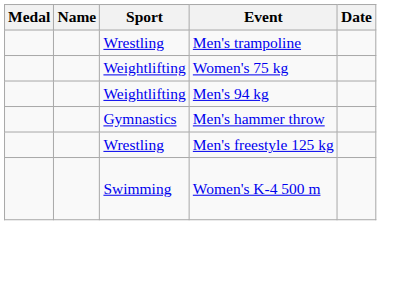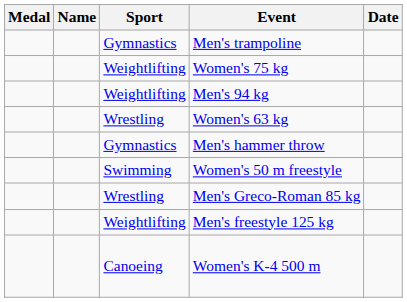(134, 43) Wrestling -> (140, 43) Gymnastics
+ row: (241, 119)
+ row: (267, 170)
+ row: (277, 196)
(134, 145) Wrestling -> (145, 221) Weightlifting
(137, 189) Swimming -> (133, 265) Canoeing
